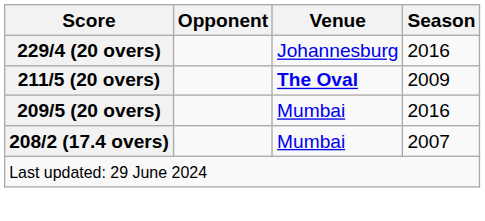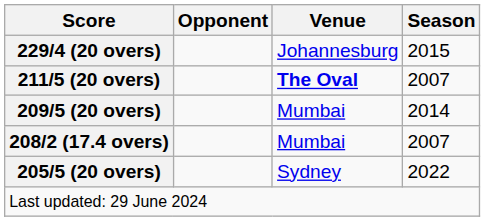(429, 50) 2016 -> (429, 50) 2015
(429, 81) 2009 -> (429, 81) 2007
(429, 111) 2016 -> (429, 111) 2014
+ row: (89, 171)
